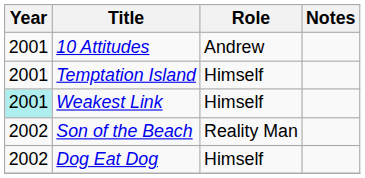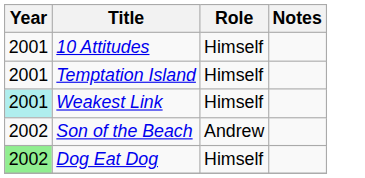(234, 46) Andrew -> (234, 46) Himself
(251, 131) Reality Man -> (234, 131) Andrew
(28, 159) no background -> (28, 159) lightgreen background
